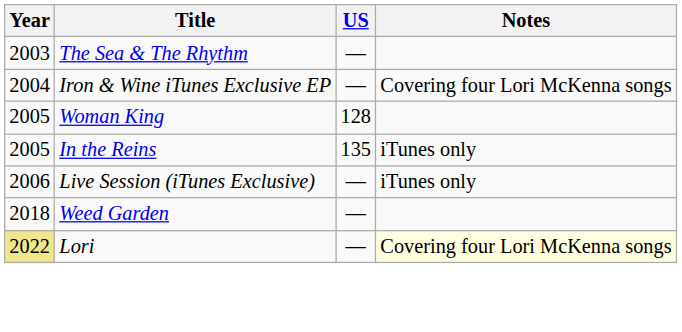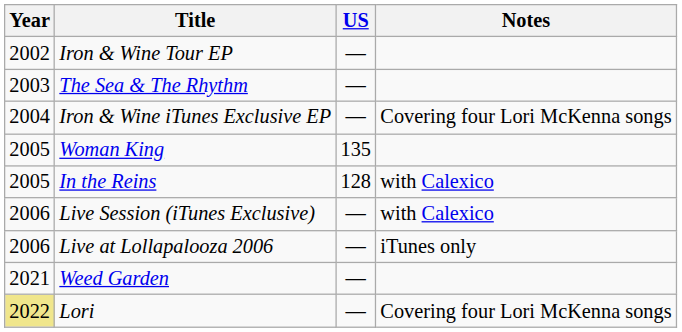+ row: (146, 52)
(356, 117) 128 -> (356, 149) 135
(356, 149) 135 -> (356, 181) 128
(428, 149) iTunes only -> (437, 181) with Calexico
(428, 181) iTunes only -> (437, 213) with Calexico
+ row: (166, 246)
(30, 213) 2018 -> (30, 278) 2021
(526, 246) lightyellow background -> (526, 310) no background
